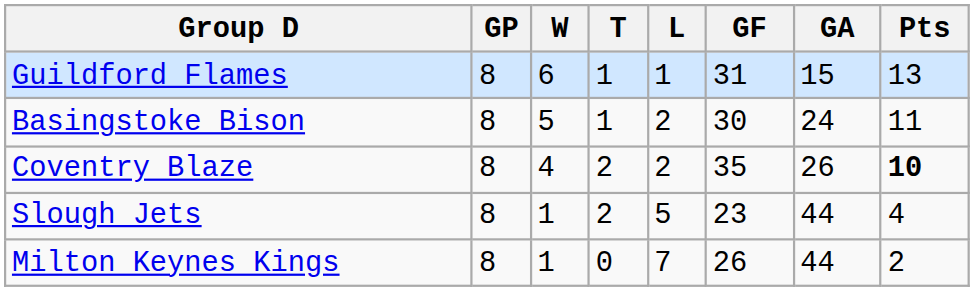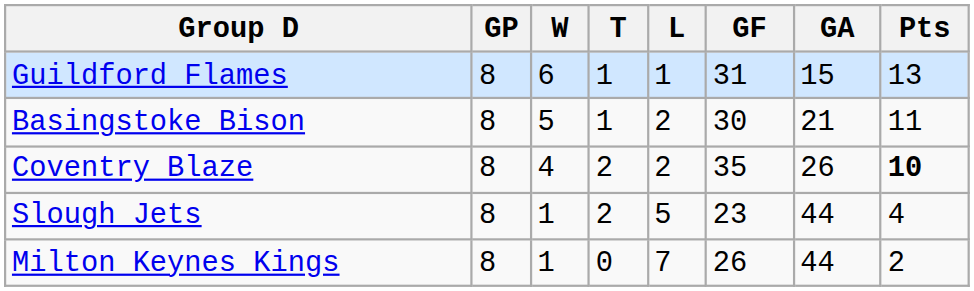(817, 122) 24 -> (817, 122) 21
